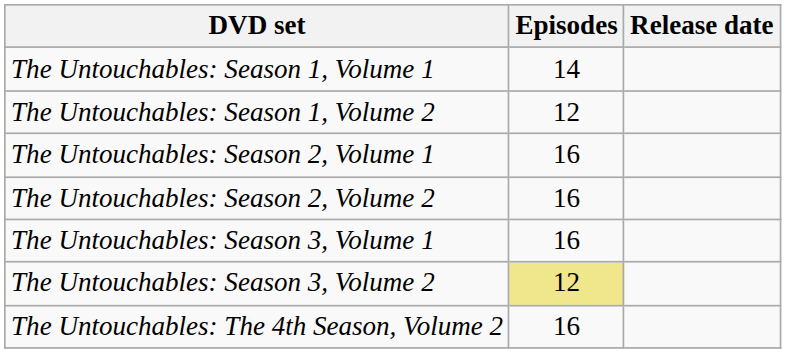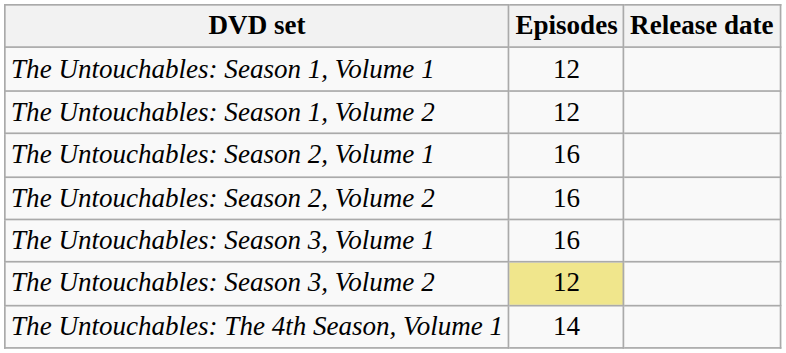(567, 68) 14 -> (567, 68) 12
+ row: (257, 326)
- row: (257, 326)
